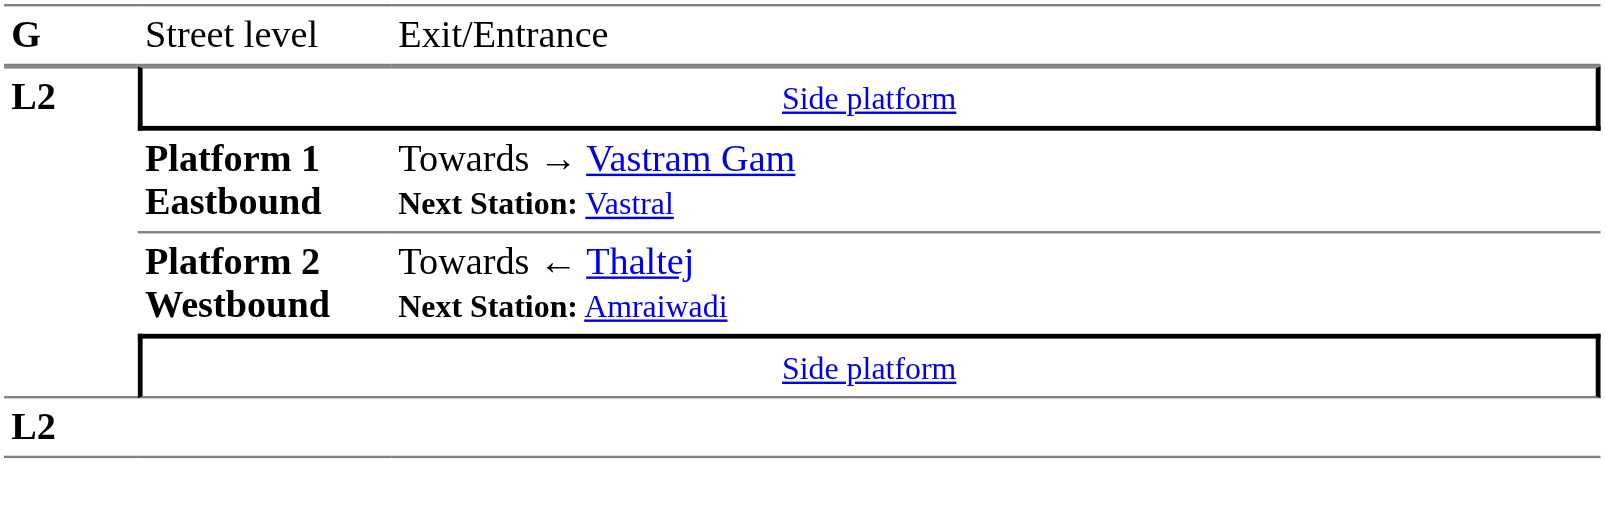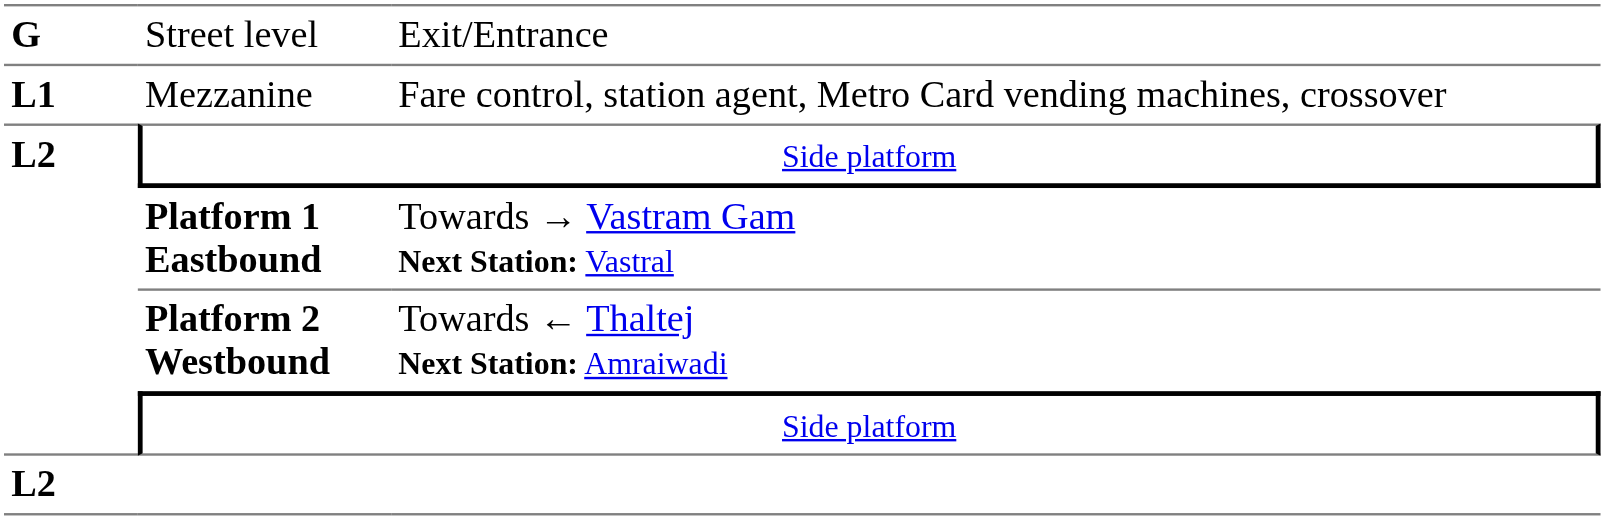+ row: (229, 94)
